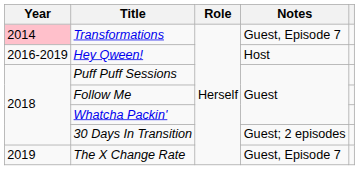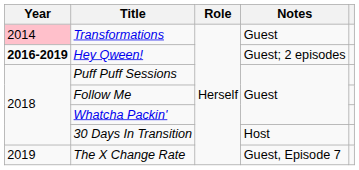(292, 34) Guest, Episode 7 -> (261, 34) Guest
(38, 54) normal -> (38, 54) bold
(257, 54) Host -> (295, 54) Guest; 2 episodes
(295, 134) Guest; 2 episodes -> (257, 134) Host
